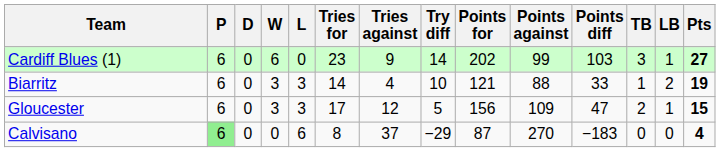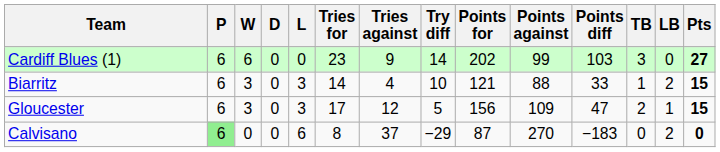columns swapped: (275, 25) <-> (248, 25)
(669, 59) 1 -> (669, 59) 0
(699, 84) 19 -> (699, 84) 15
(669, 134) 0 -> (669, 134) 2
(699, 134) 4 -> (699, 134) 0
